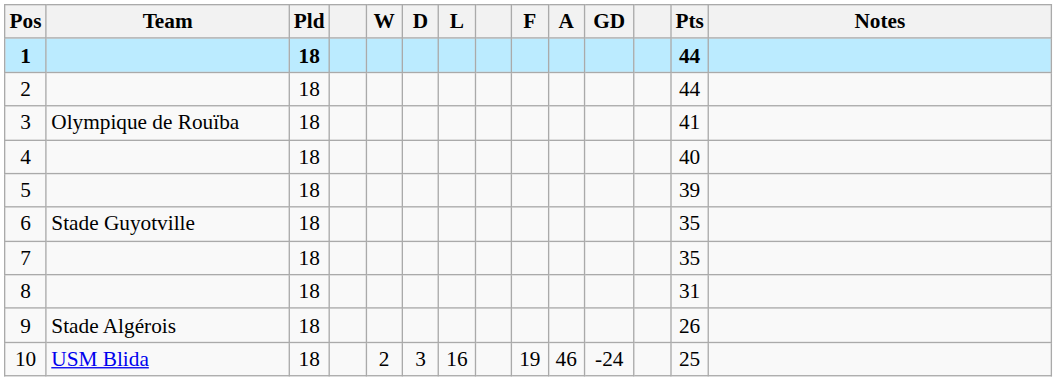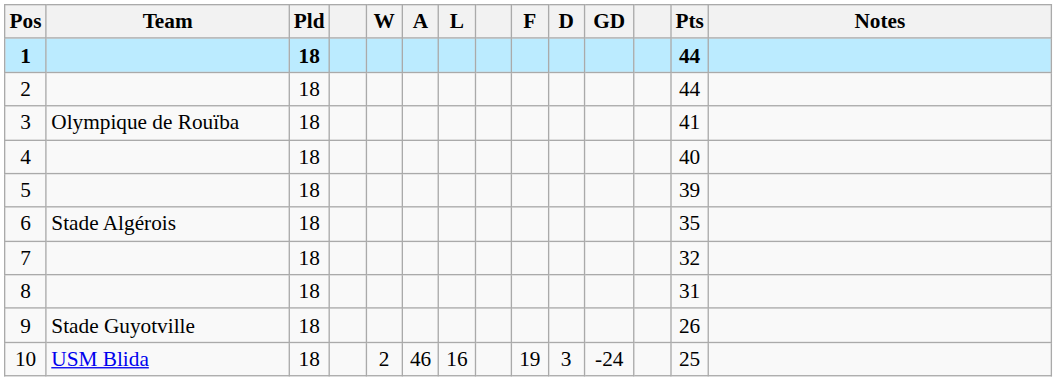columns swapped: (421, 21) <-> (566, 21)
(123, 223) Stade Guyotville -> (114, 223) Stade Algérois
(690, 257) 35 -> (690, 257) 32
(114, 325) Stade Algérois -> (123, 325) Stade Guyotville
